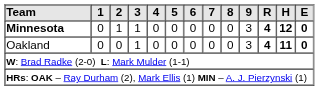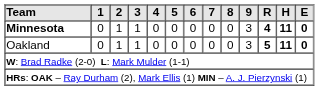(286, 28) 12 -> (286, 28) 11
(119, 45) 0 -> (119, 45) 1
(267, 45) 4 -> (267, 45) 5
